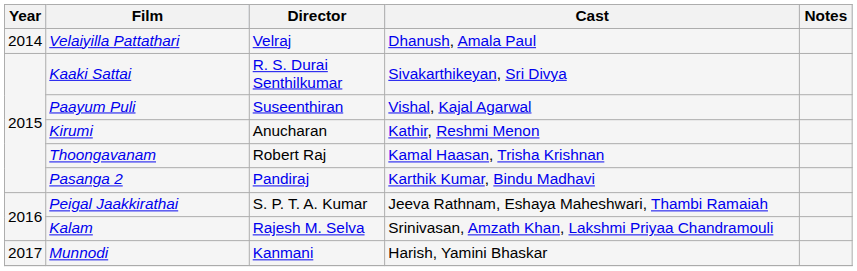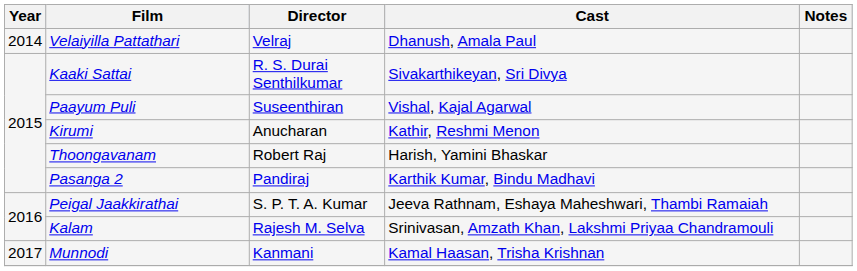(496, 155) Kamal Haasan, Trisha Krishnan -> (468, 155) Harish, Yamini Bhaskar
(468, 253) Harish, Yamini Bhaskar -> (496, 253) Kamal Haasan, Trisha Krishnan
